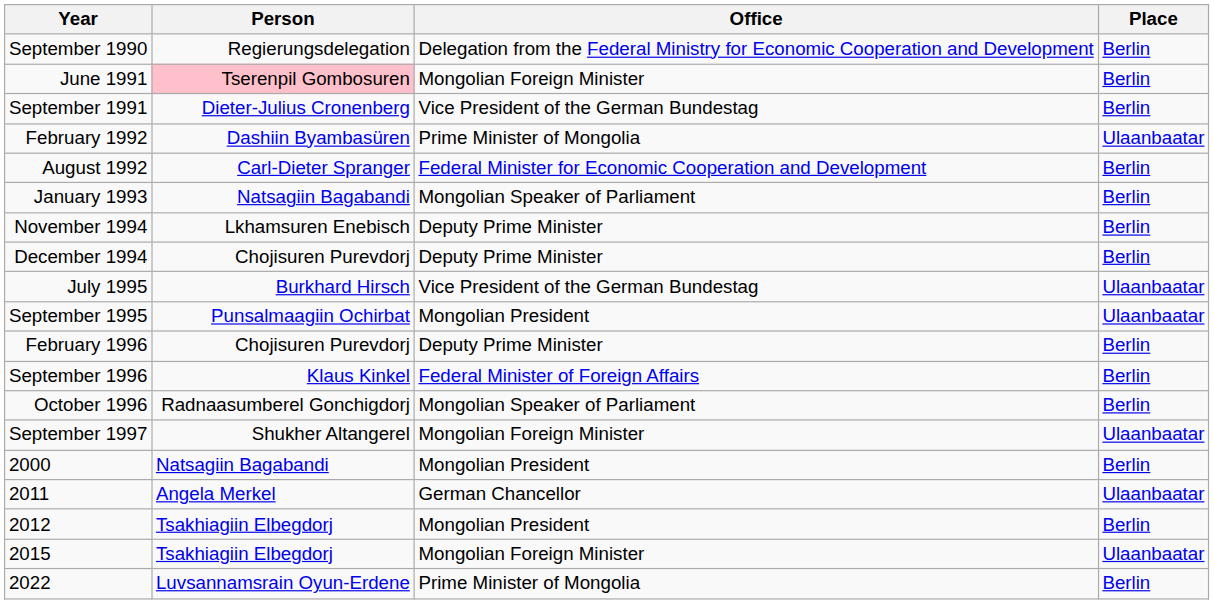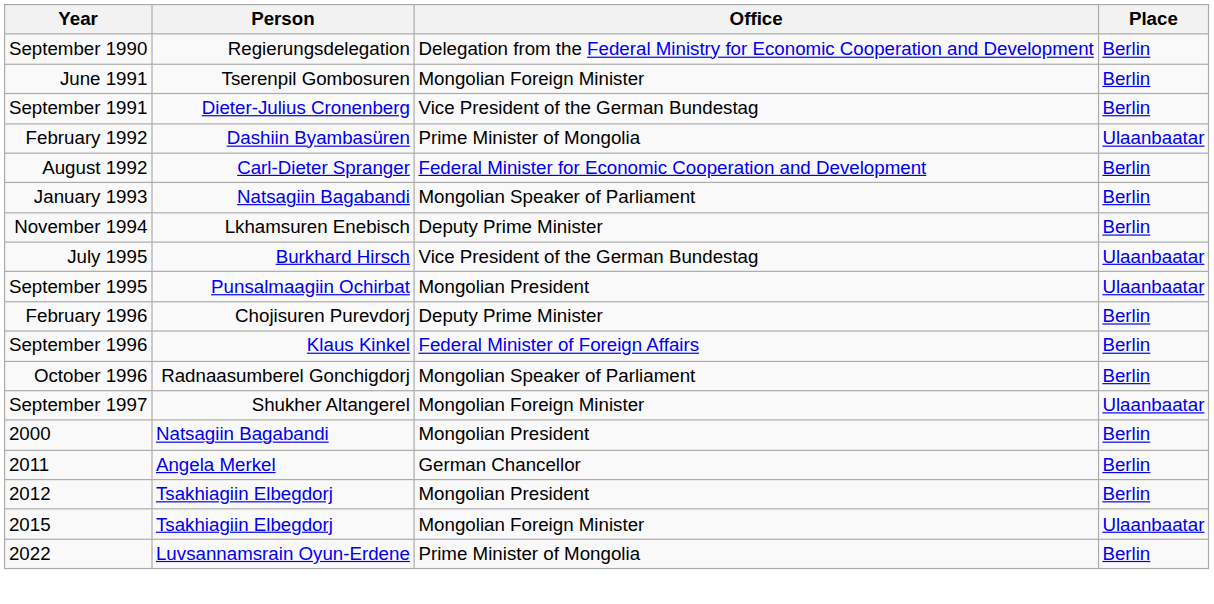(316, 78) pink background -> (316, 78) no background
- row: (81, 256)
(1153, 494) Ulaanbaatar -> (1126, 464) Berlin
